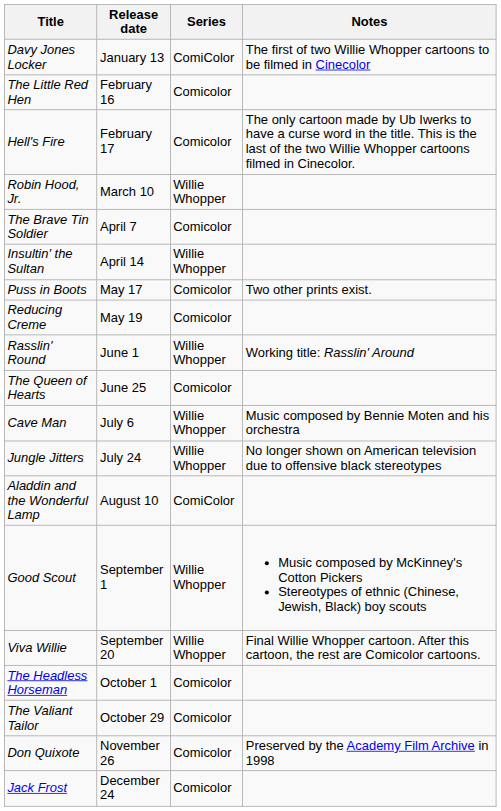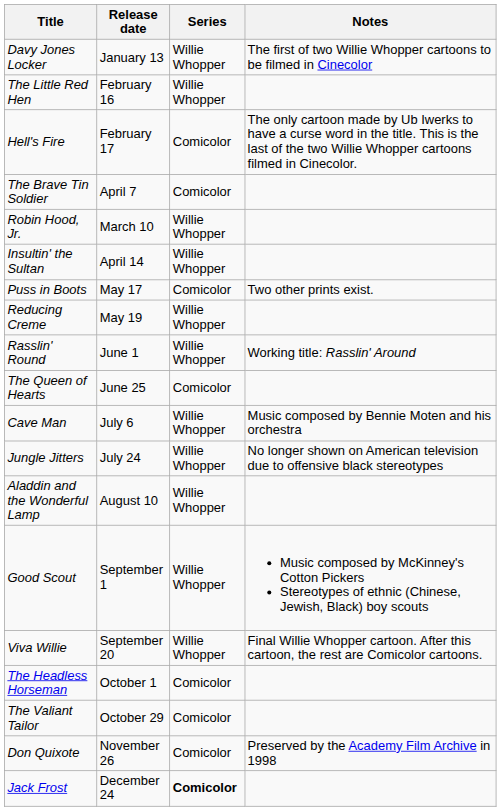(204, 57) ComiColor -> (199, 57) Willie Whopper
(202, 92) Comicolor -> (199, 92) Willie Whopper
rows swapped: (43, 191) <-> (48, 226)
(202, 317) Comicolor -> (199, 317) Willie Whopper
(204, 500) ComiColor -> (199, 500) Willie Whopper
(202, 788) normal -> (205, 788) bold
